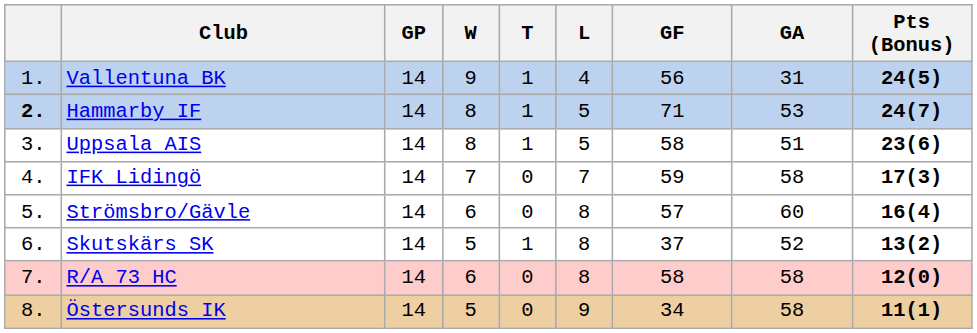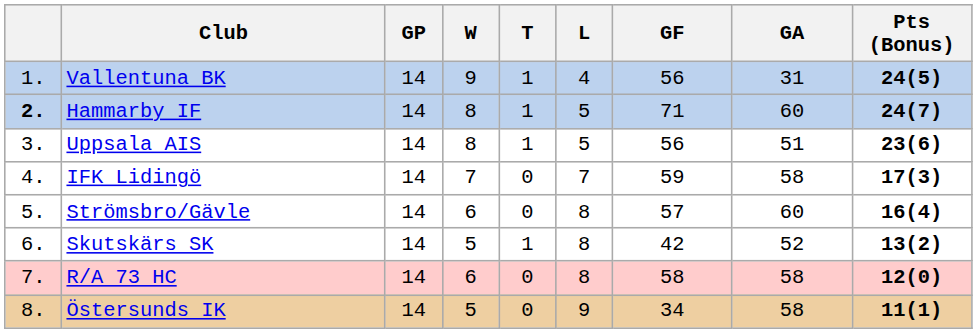(792, 111) 53 -> (792, 111) 60
(672, 145) 58 -> (672, 145) 56
(672, 245) 37 -> (672, 245) 42
